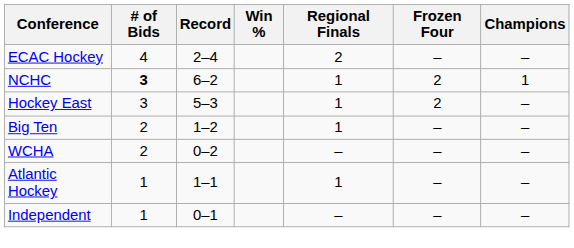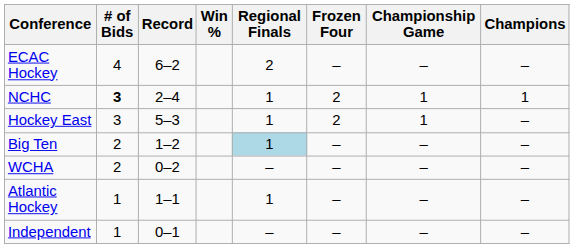+ column: (424, 24)
(205, 56) 2–4 -> (167, 65) 6–2
(205, 80) 6–2 -> (167, 96) 2–4
(338, 127) no background -> (269, 144) lightblue background
